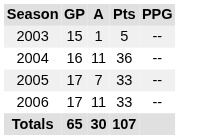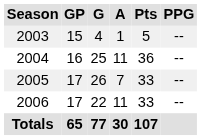+ column: (99, 14)
